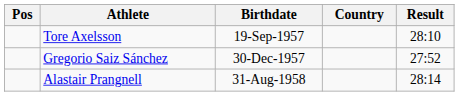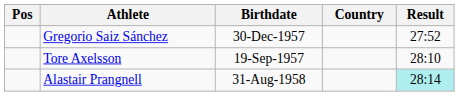rows swapped: (106, 58) <-> (82, 36)
(425, 79) no background -> (425, 79) paleturquoise background
